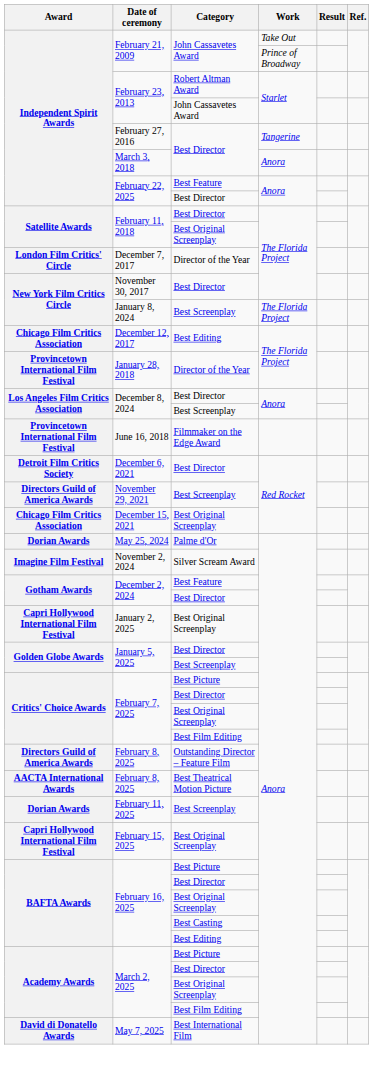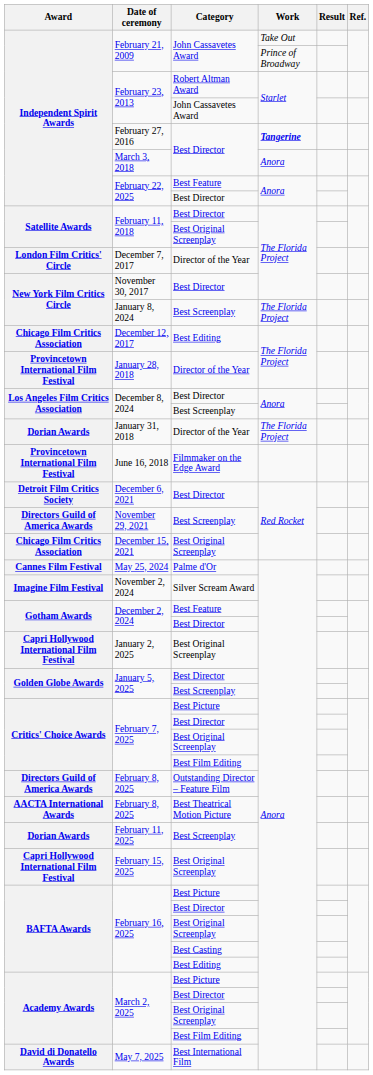(280, 136) normal -> (281, 136) bold
+ row: (137, 431)
(59, 541) Dorian Awards -> (58, 567) Cannes Film Festival
